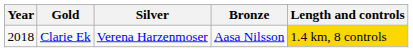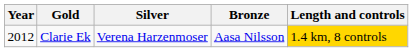(21, 36) 2018 -> (21, 36) 2012
